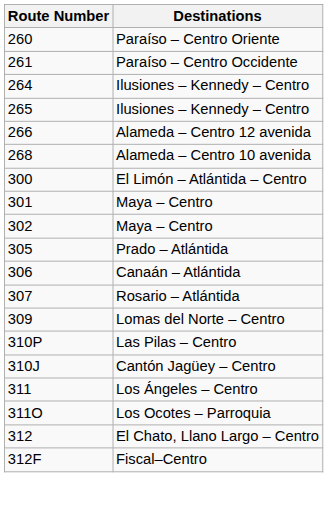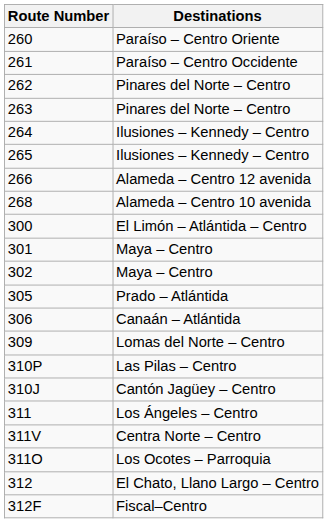+ row: (20, 86)
+ row: (20, 109)
- row: (20, 296)
+ row: (24, 436)
